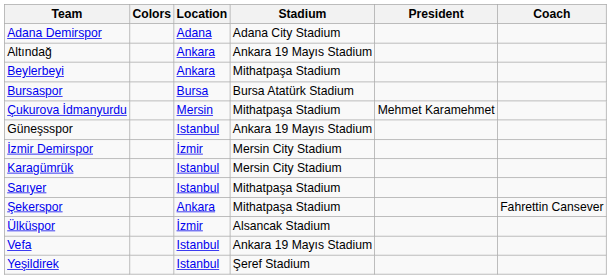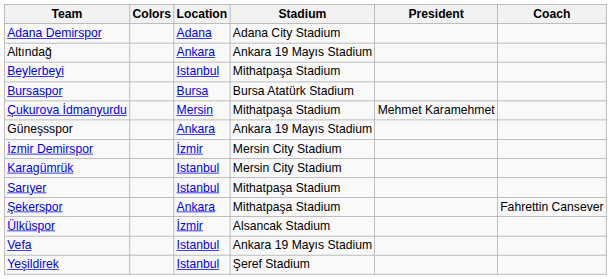(196, 71) Ankara -> (198, 71) Istanbul
(198, 129) Istanbul -> (196, 129) Ankara
